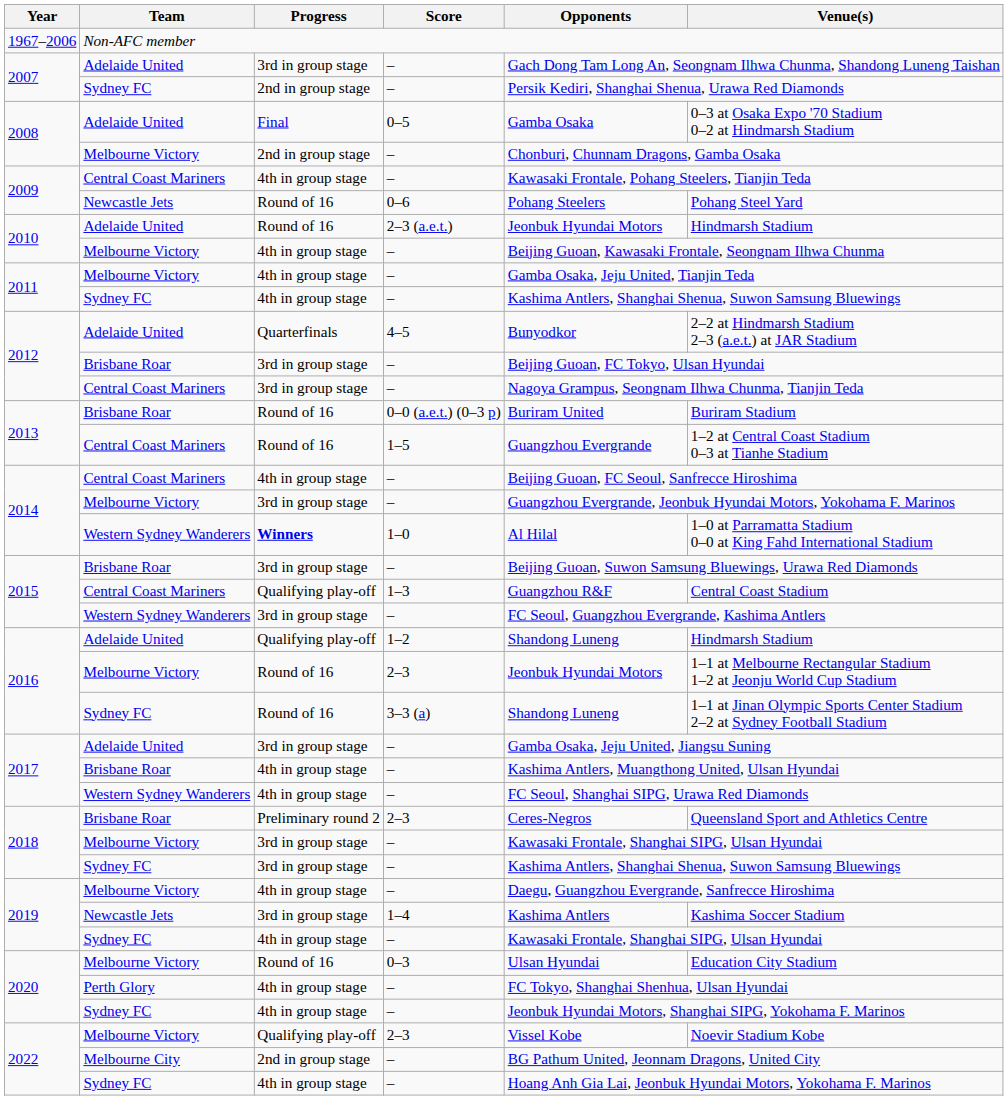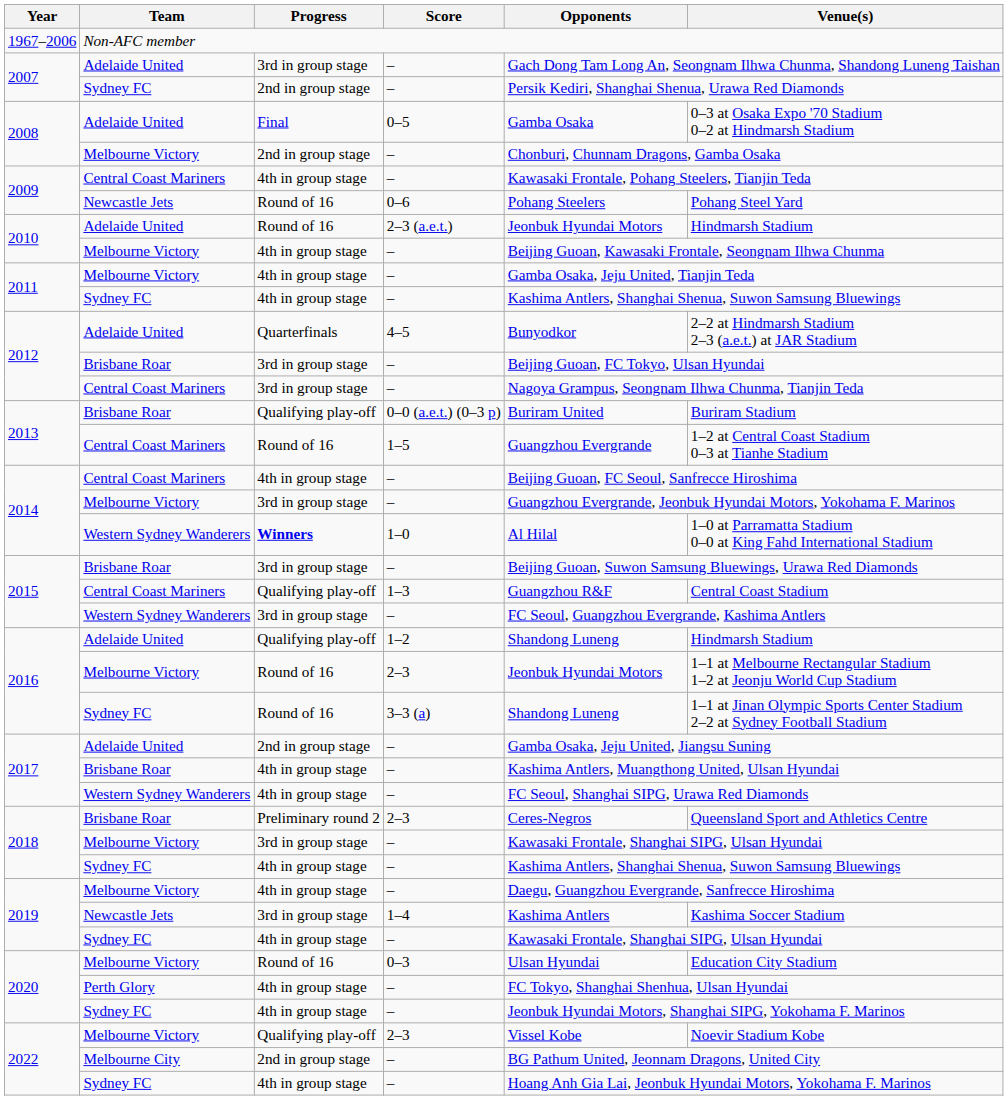(295, 412) Round of 16 -> (317, 412) Qualifying play-off
(312, 745) 3rd in group stage -> (314, 745) 2nd in group stage
(312, 866) 3rd in group stage -> (312, 866) 4th in group stage
